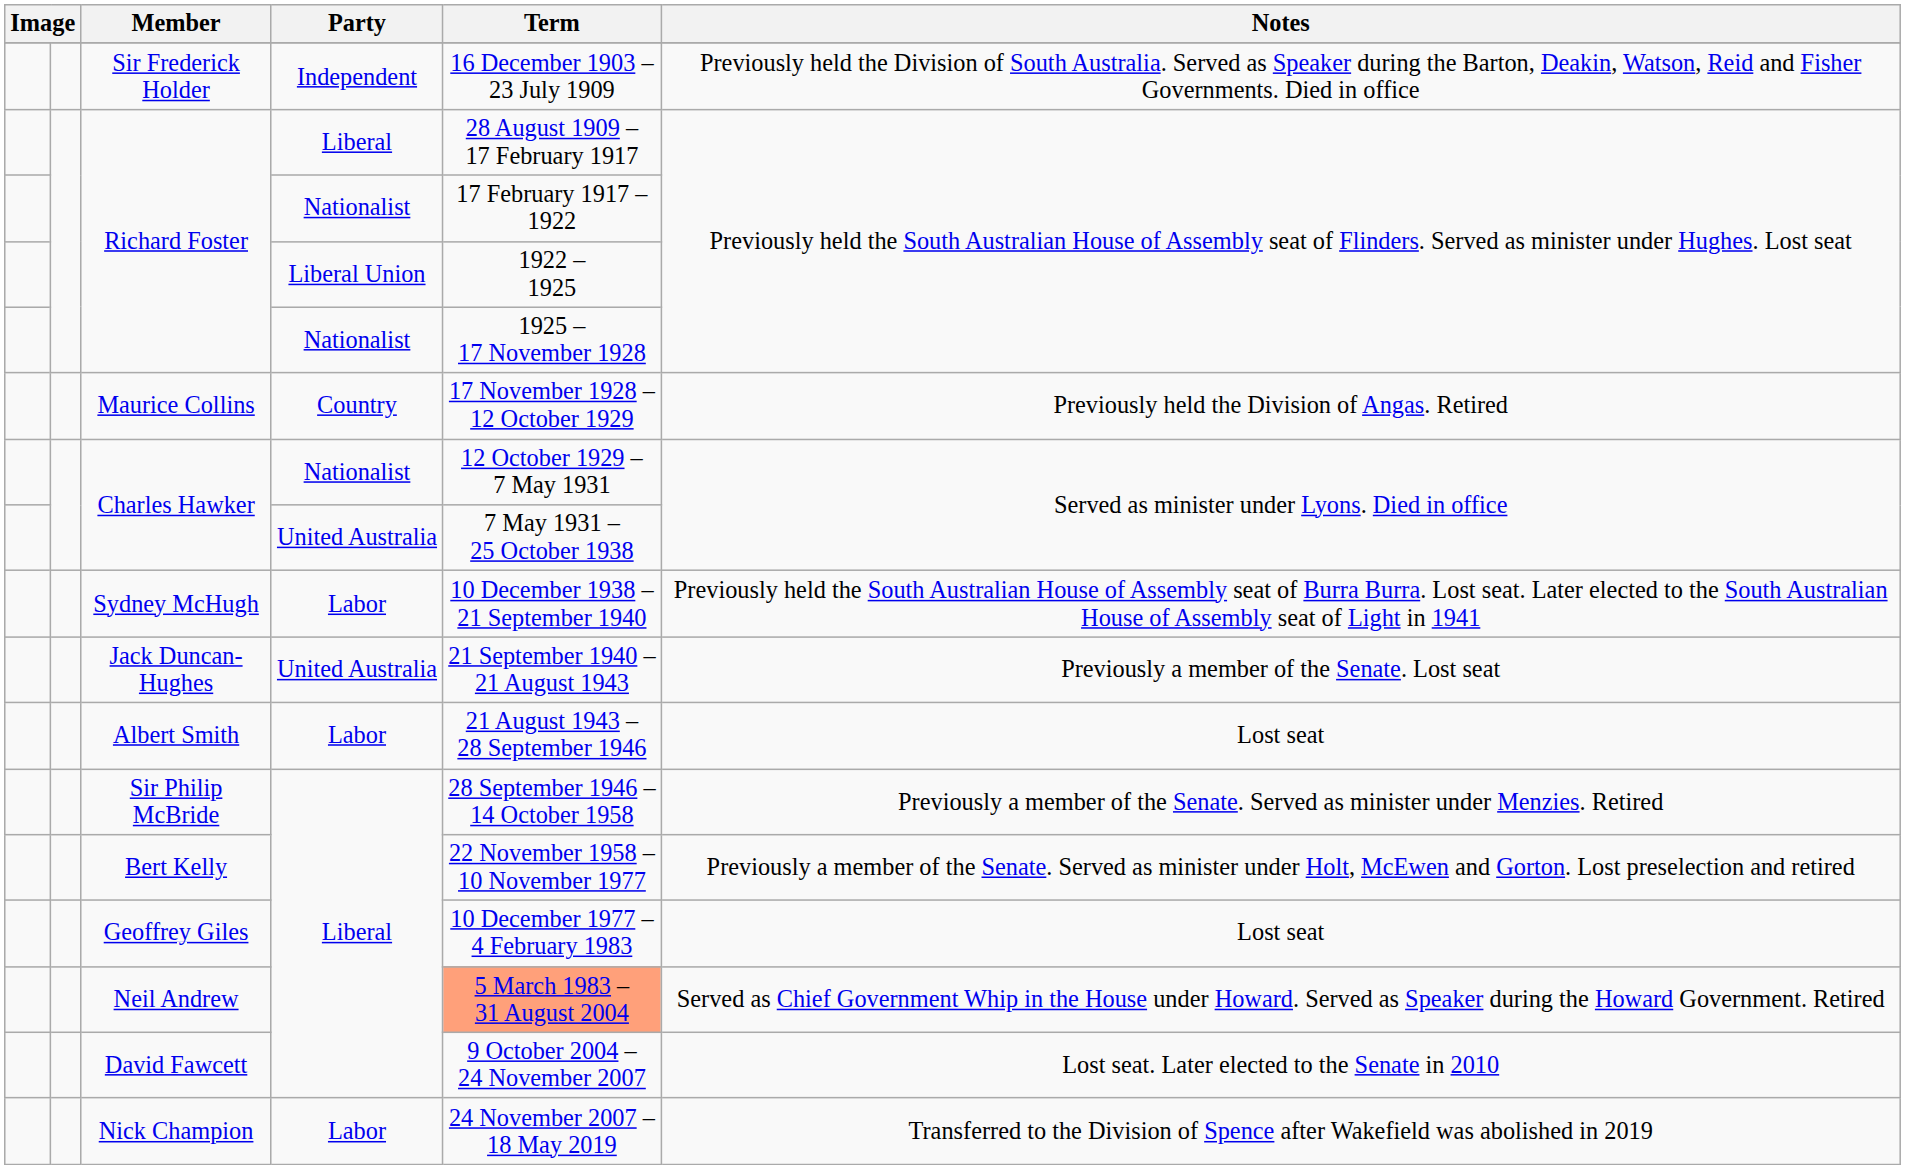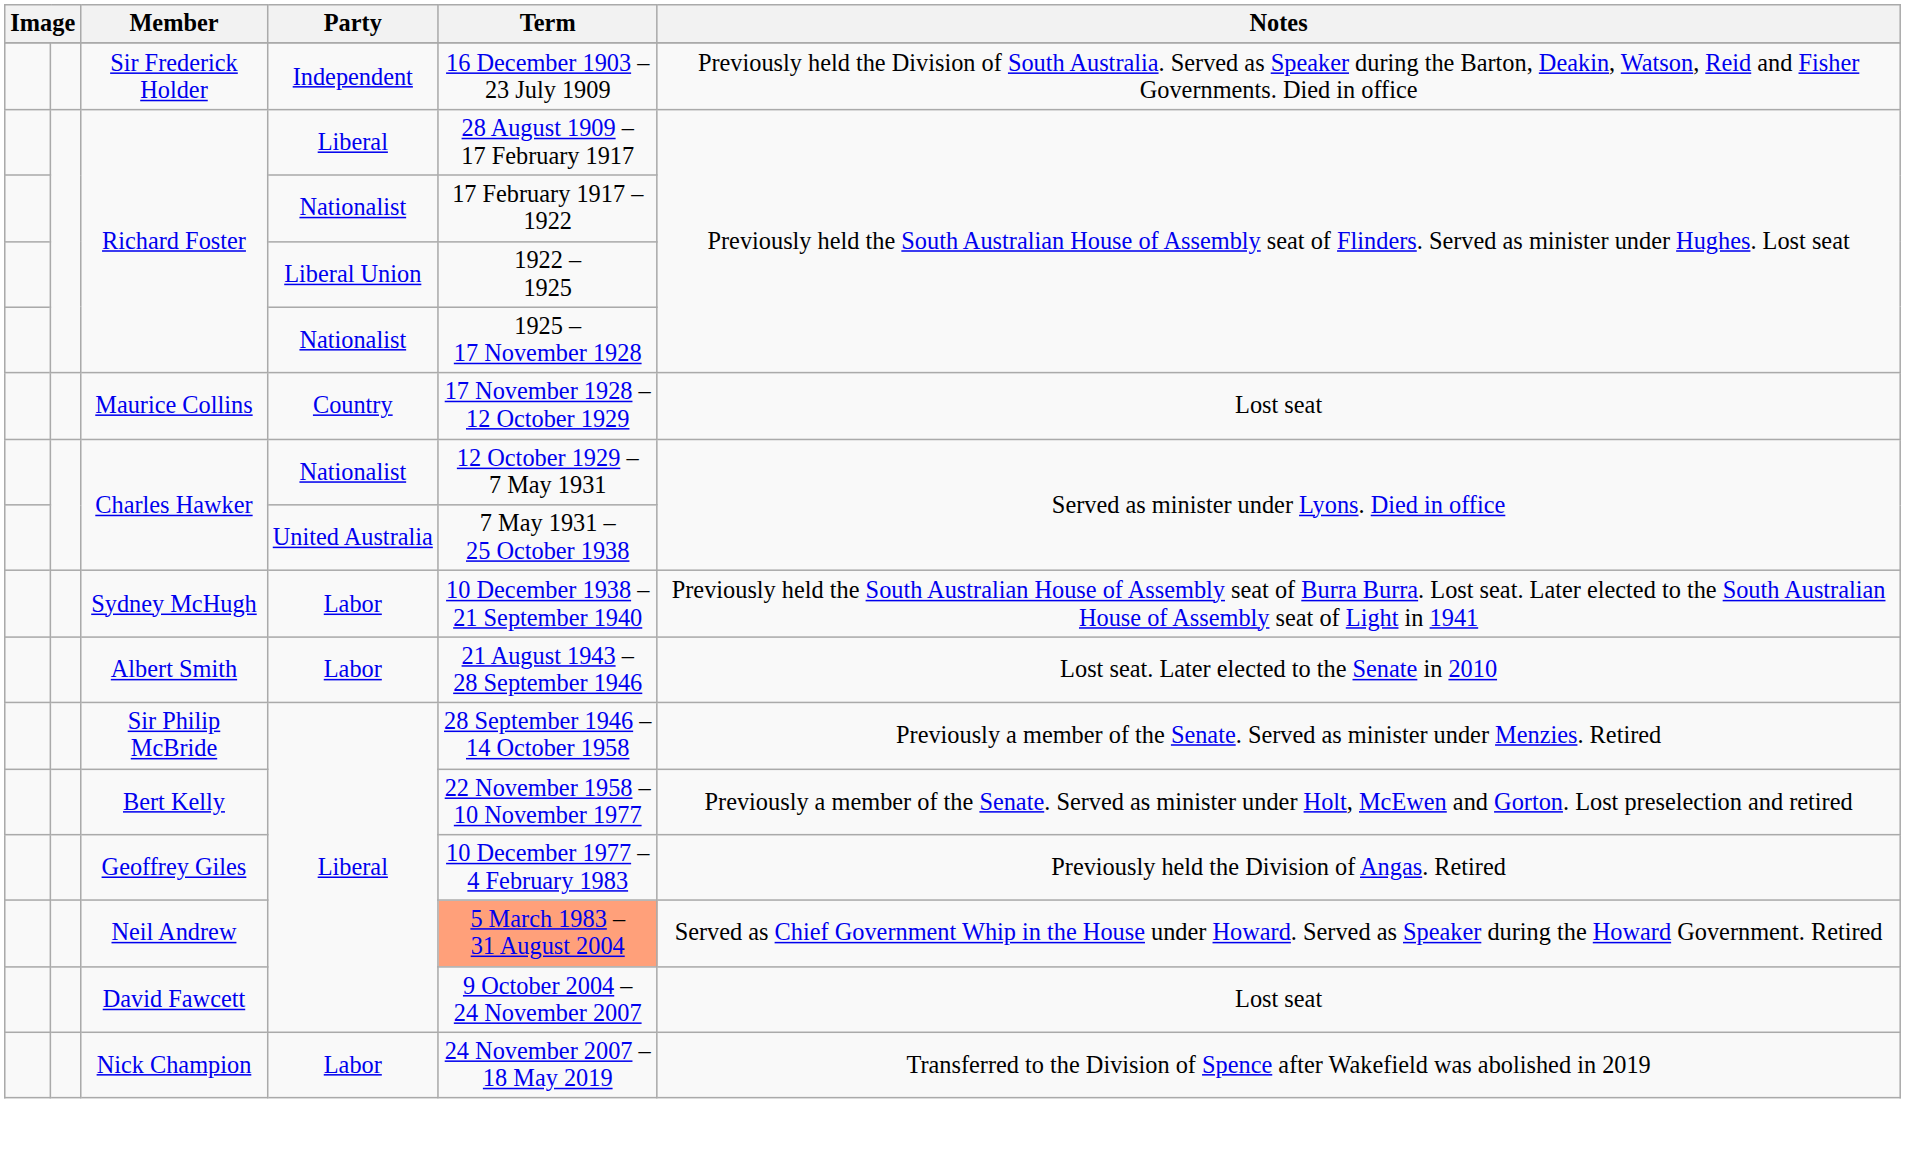(1281, 405) Previously held the Division of Angas. Retired -> (1279, 405) Lost seat
- row: (176, 669)
(1281, 735) Lost seat -> (1279, 669) Lost seat. Later elected to the Senate in 2010
(1281, 933) Lost seat -> (1279, 867) Previously held the Division of Angas. Retired
(1281, 1064) Lost seat. Later elected to the Senate in 2010 -> (1279, 999) Lost seat
